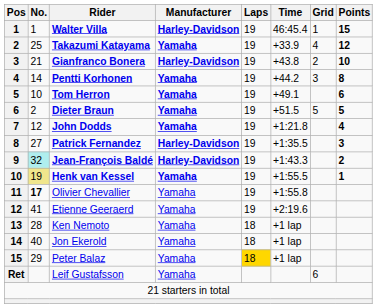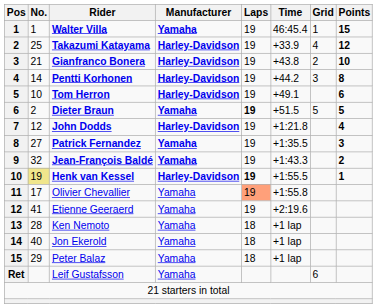(199, 29) Harley-Davidson -> (177, 29) Yamaha
(177, 45) Yamaha -> (199, 45) Harley-Davidson
(177, 78) Yamaha -> (199, 78) Harley-Davidson
(177, 95) Yamaha -> (199, 95) Harley-Davidson
(250, 111) normal -> (250, 111) bold
(177, 127) Yamaha -> (199, 127) Harley-Davidson
(199, 144) Harley-Davidson -> (177, 144) Yamaha
(36, 160) paleturquoise background -> (36, 160) no background
(199, 160) Harley-Davidson -> (177, 160) Yamaha
(177, 176) Yamaha -> (199, 176) Harley-Davidson
(250, 176) normal -> (250, 176) bold
(36, 193) bold -> (36, 193) normal
(250, 193) no background -> (250, 193) lightsalmon background
(250, 258) gold background -> (250, 258) no background
